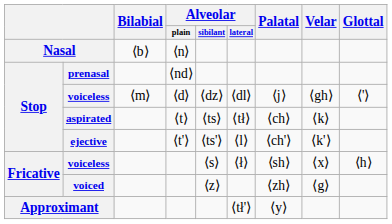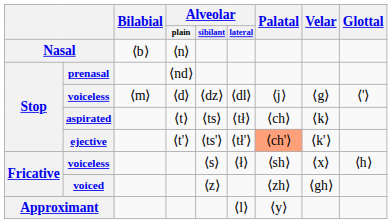(321, 96) ⟨gh⟩ -> (321, 96) ⟨g⟩
(241, 140) ⟨l⟩ -> (241, 140) ⟨tł'⟩
(279, 140) no background -> (279, 140) lightsalmon background
(321, 185) ⟨g⟩ -> (321, 185) ⟨gh⟩
(241, 208) ⟨tł'⟩ -> (241, 208) ⟨l⟩
